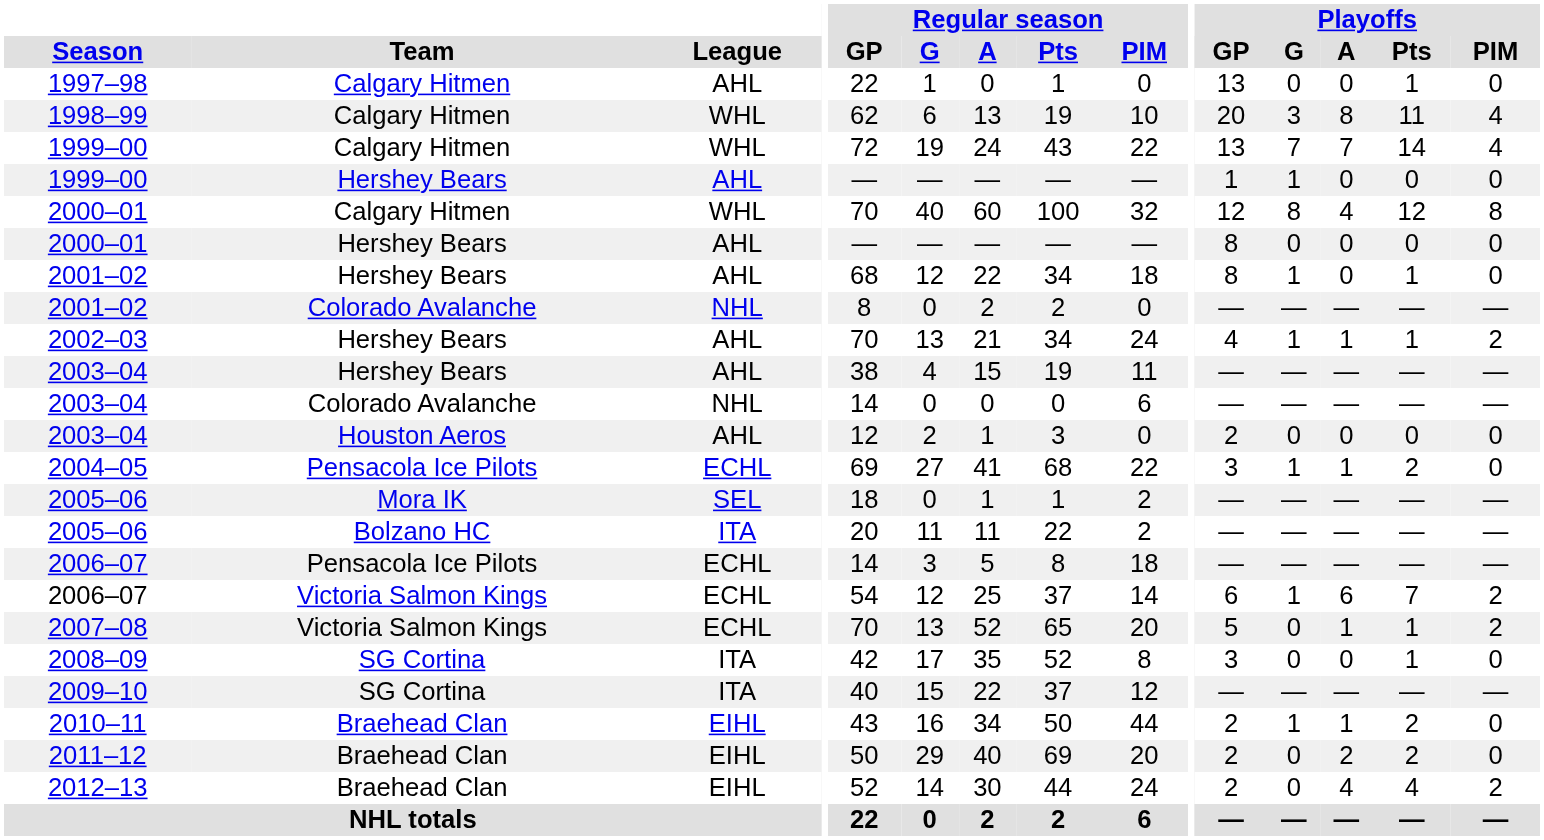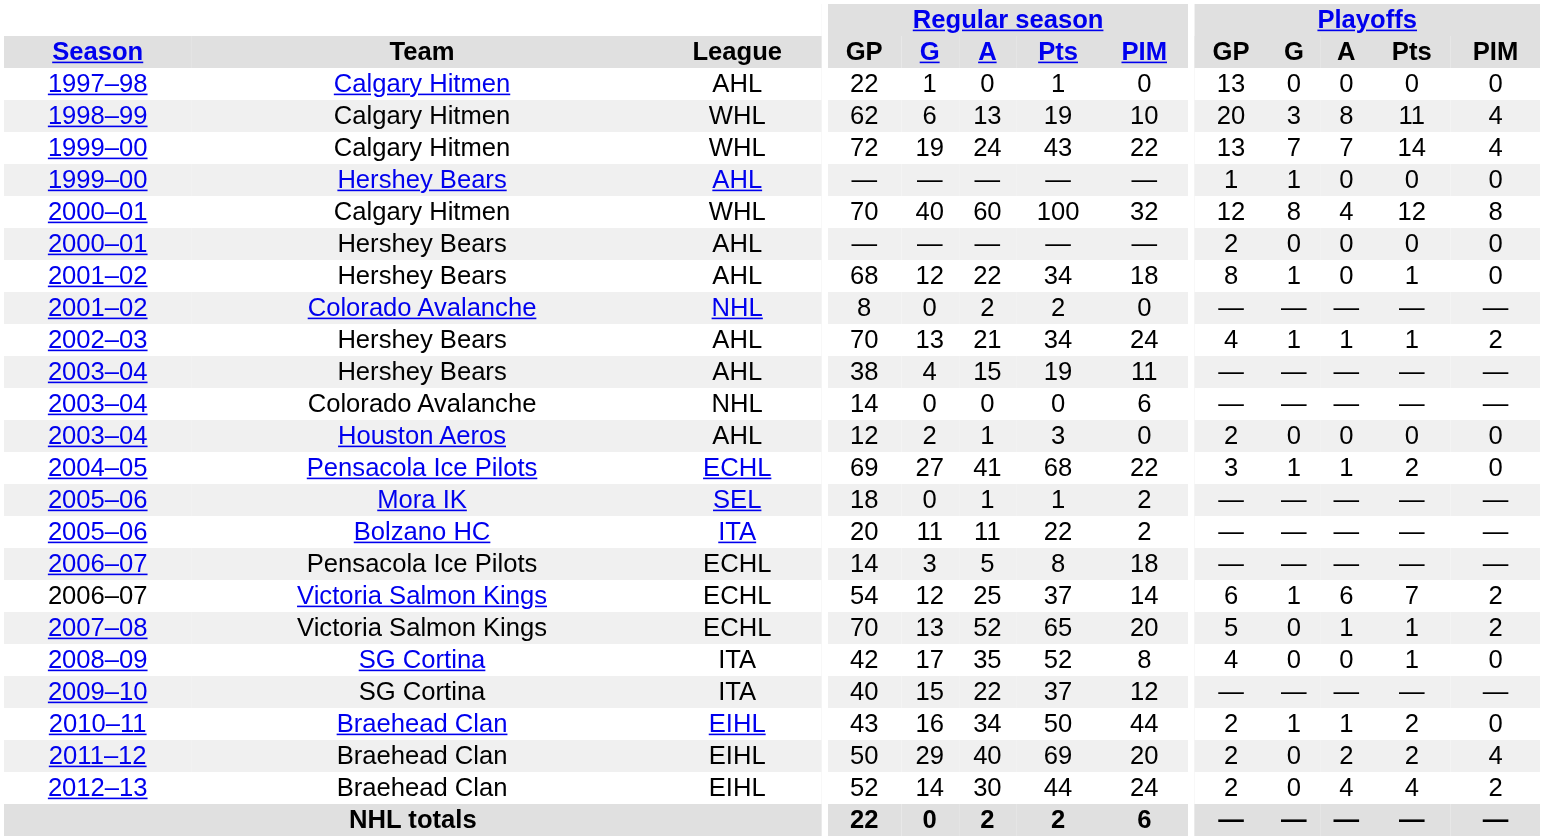(1412, 83) 1 -> (1412, 83) 0
(1231, 243) 8 -> (1231, 243) 2
(1231, 659) 3 -> (1231, 659) 4
(1496, 755) 0 -> (1496, 755) 4
